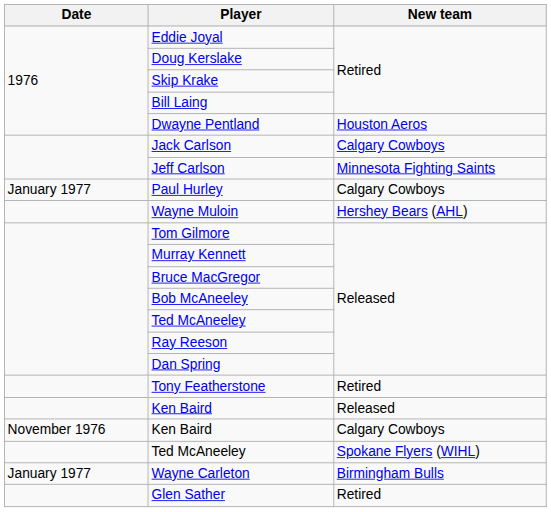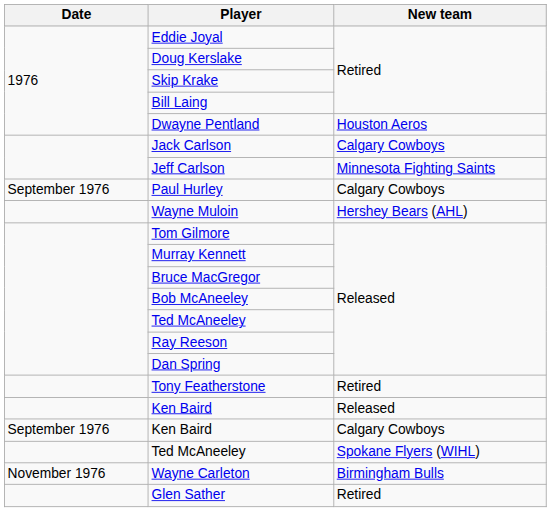(49, 189) January 1977 -> (58, 189) September 1976
(57, 430) November 1976 -> (58, 430) September 1976
(49, 473) January 1977 -> (57, 473) November 1976
